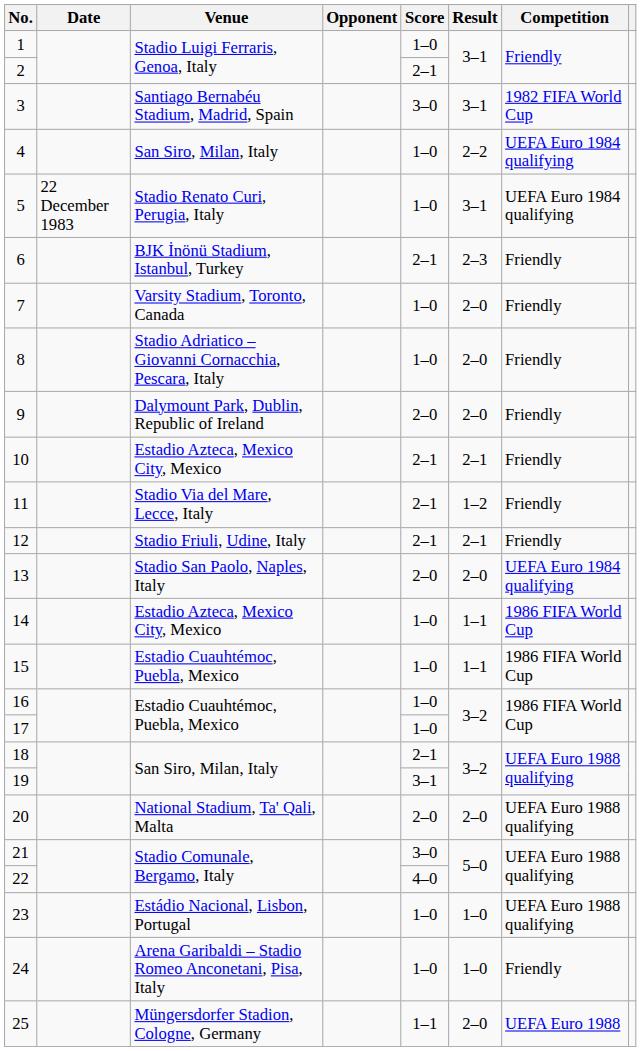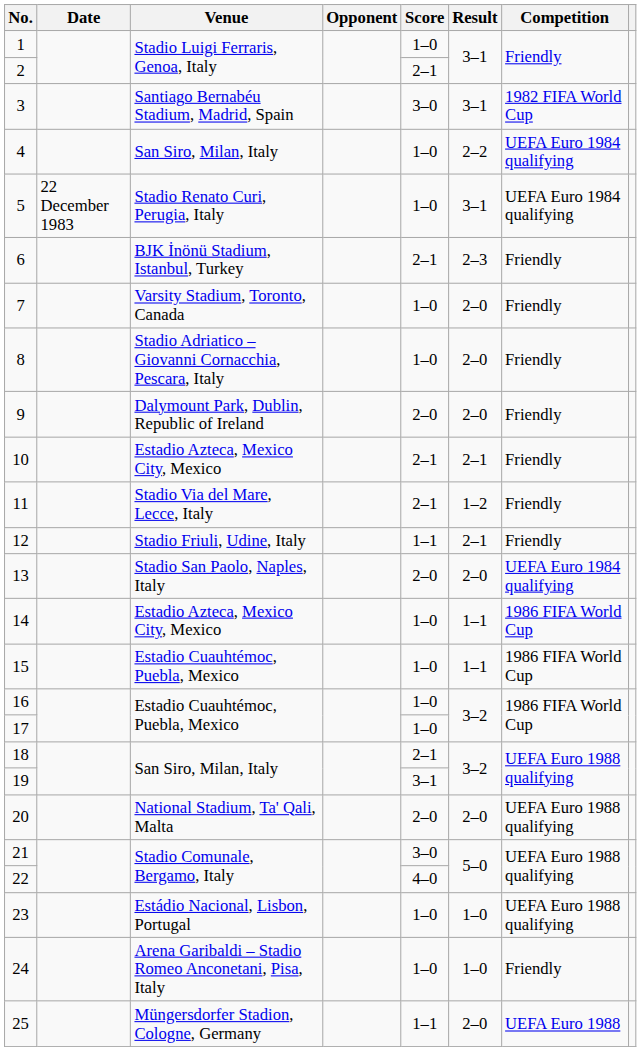(425, 540) 2–1 -> (425, 540) 1–1
